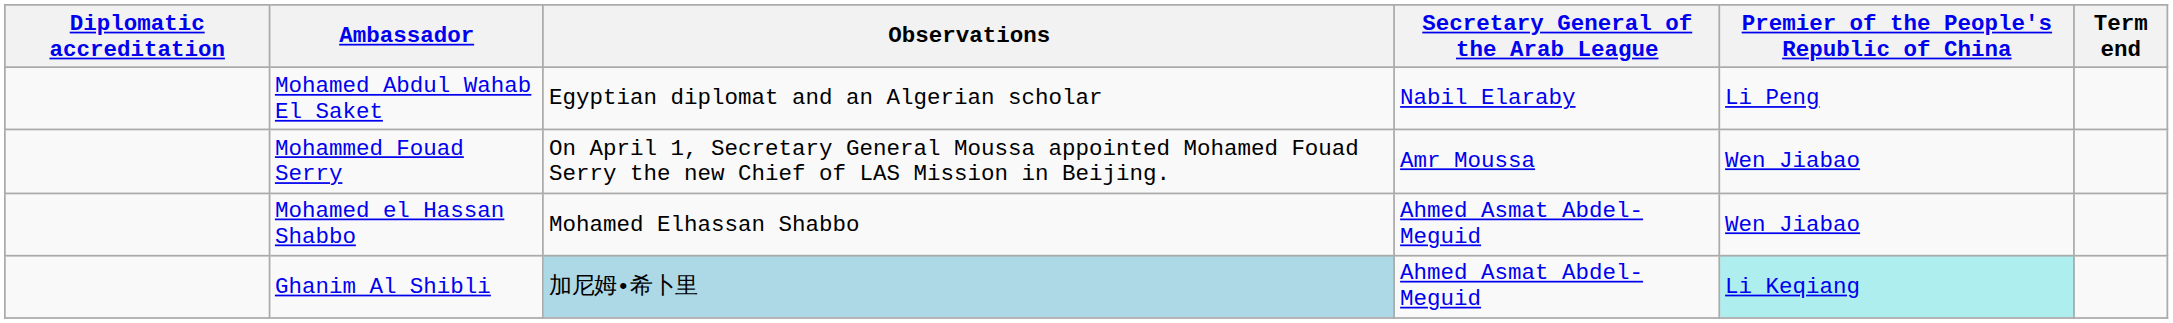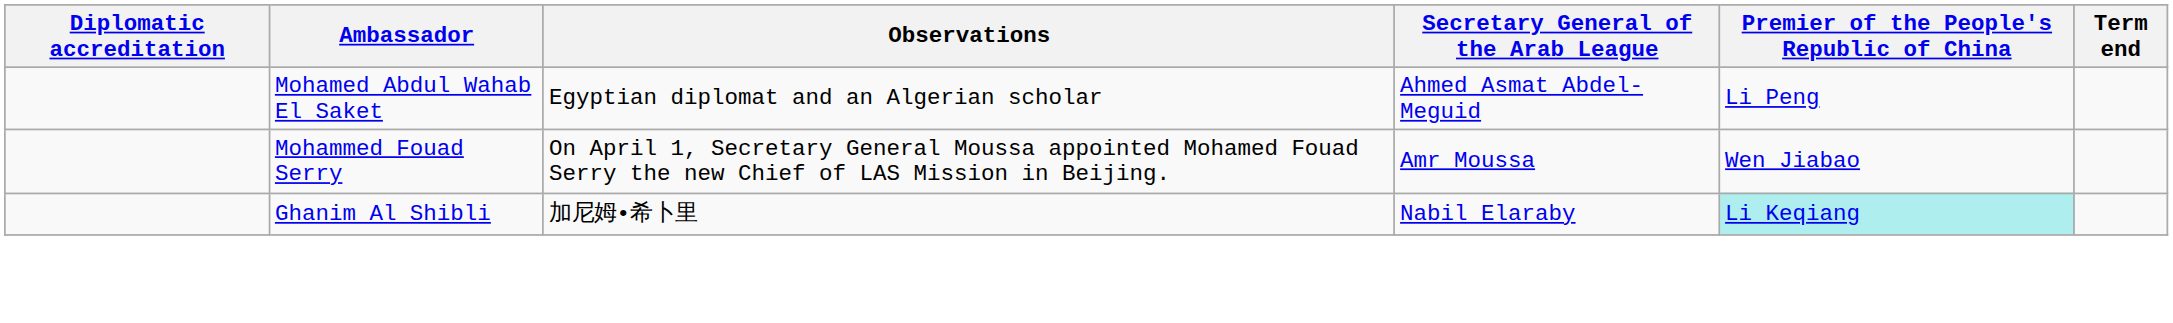(1488, 99) Nabil Elaraby -> (1522, 99) Ahmed Asmat Abdel-Meguid
- row: (390, 224)
(623, 287) lightblue background -> (623, 214) no background
(1522, 287) Ahmed Asmat Abdel-Meguid -> (1488, 214) Nabil Elaraby
